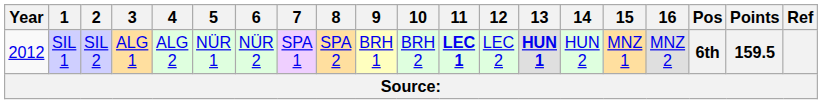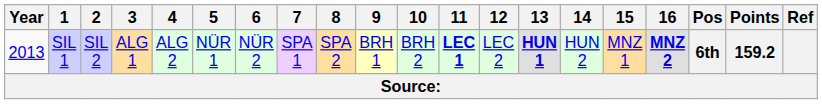(26, 51) 2012 -> (26, 51) 2013
(668, 51) normal -> (668, 51) bold
(755, 51) 159.5 -> (755, 51) 159.2
